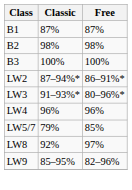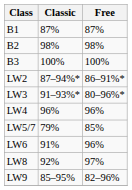+ row: (17, 144)
